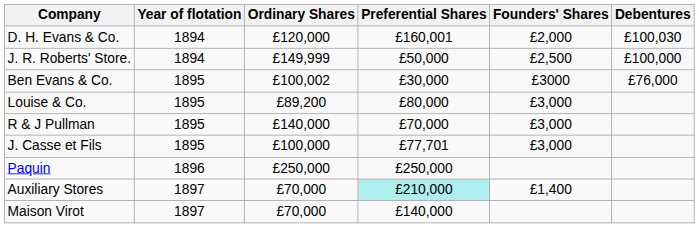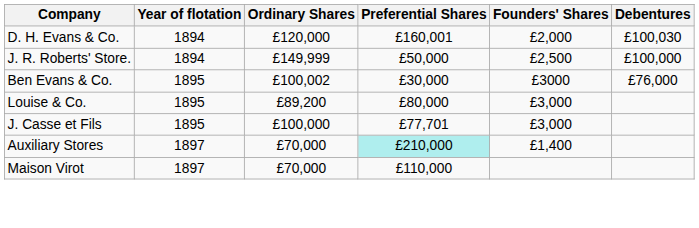- row: (51, 124)
- row: (29, 168)
(424, 211) £140,000 -> (424, 168) £110,000
